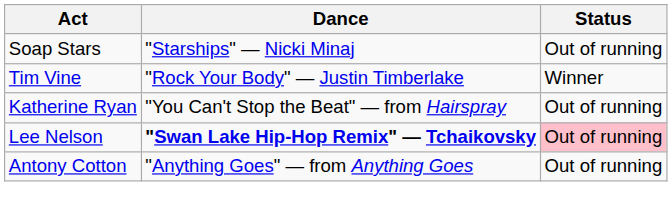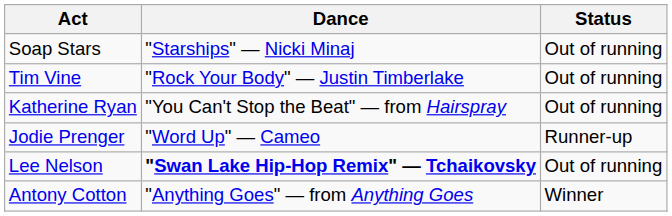(574, 78) Winner -> (603, 78) Out of running
+ row: (67, 136)
(603, 136) pink background -> (603, 166) no background
(603, 166) Out of running -> (574, 195) Winner
